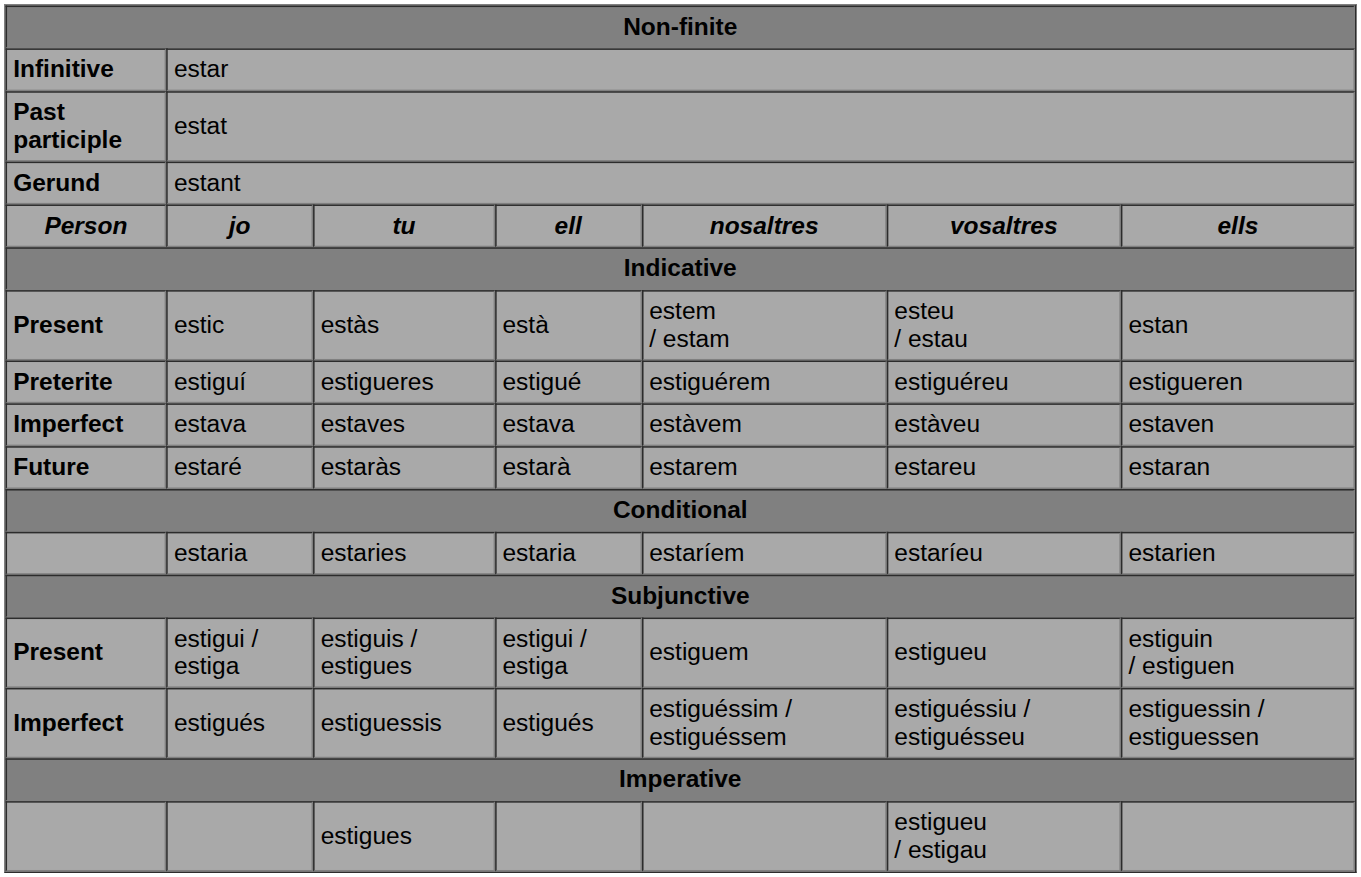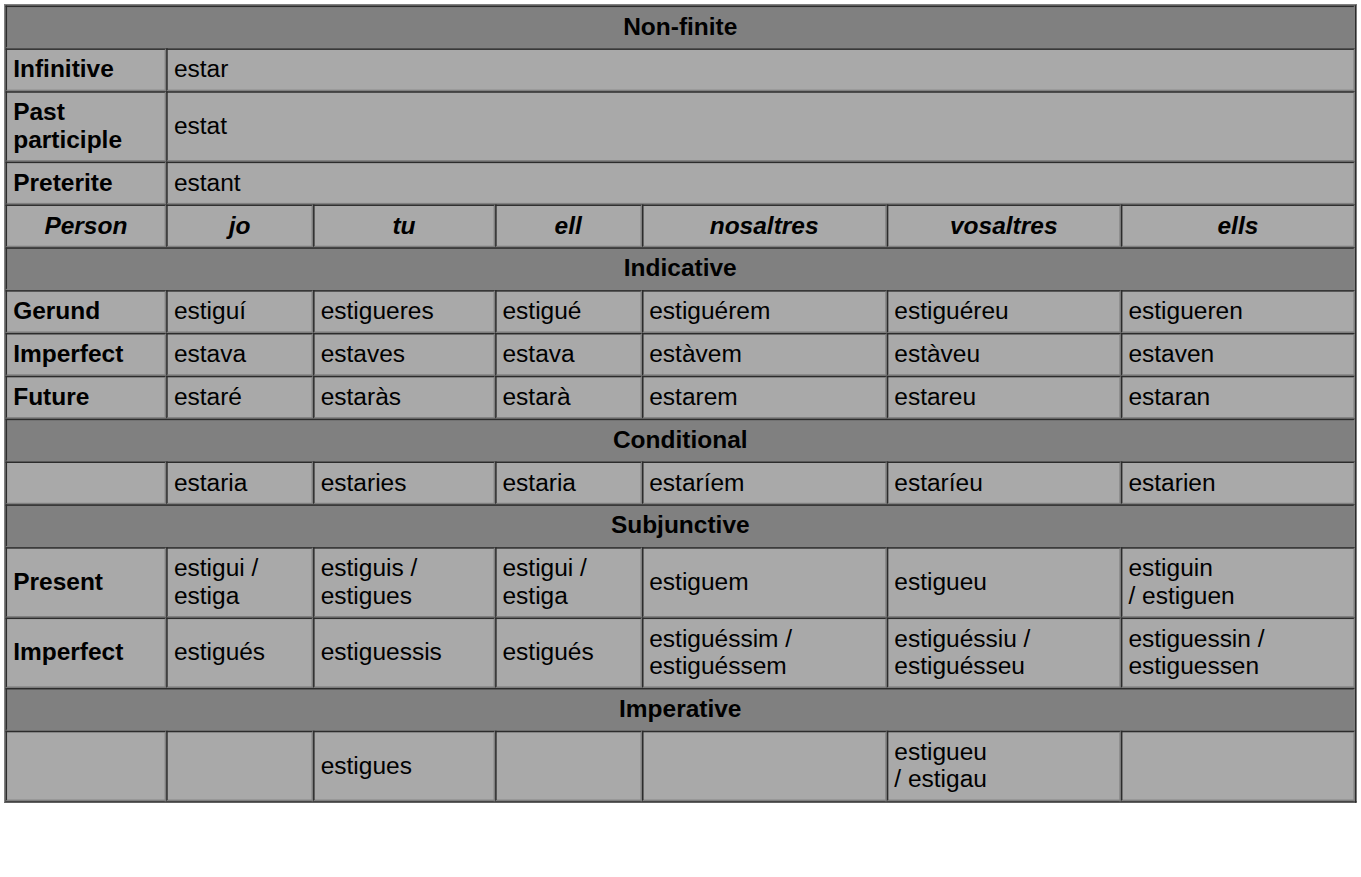(57, 182) Gerund -> (63, 182) Preterite
- row: (199, 325)
(63, 381) Preterite -> (57, 311) Gerund
